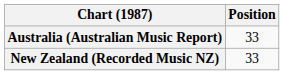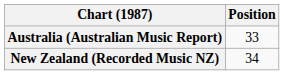(252, 59) 33 -> (252, 59) 34
